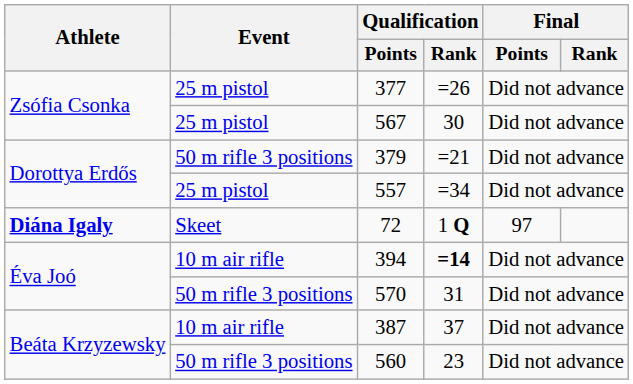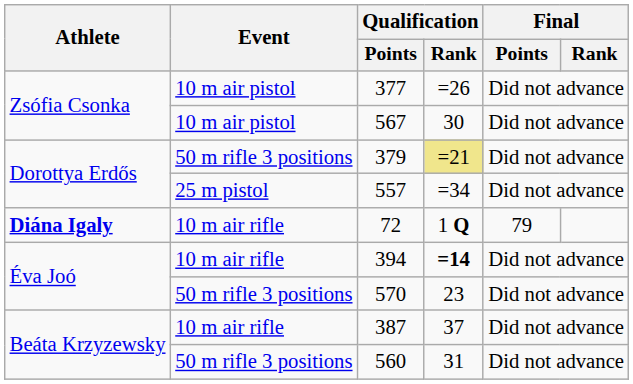(222, 88) 25 m pistol -> (235, 88) 10 m air pistol
(222, 122) 25 m pistol -> (235, 122) 10 m air pistol
(454, 156) no background -> (454, 156) khaki background
(198, 225) Skeet -> (230, 225) 10 m air rifle
(522, 225) 97 -> (522, 225) 79
(454, 293) 31 -> (454, 293) 23
(454, 362) 23 -> (454, 362) 31
